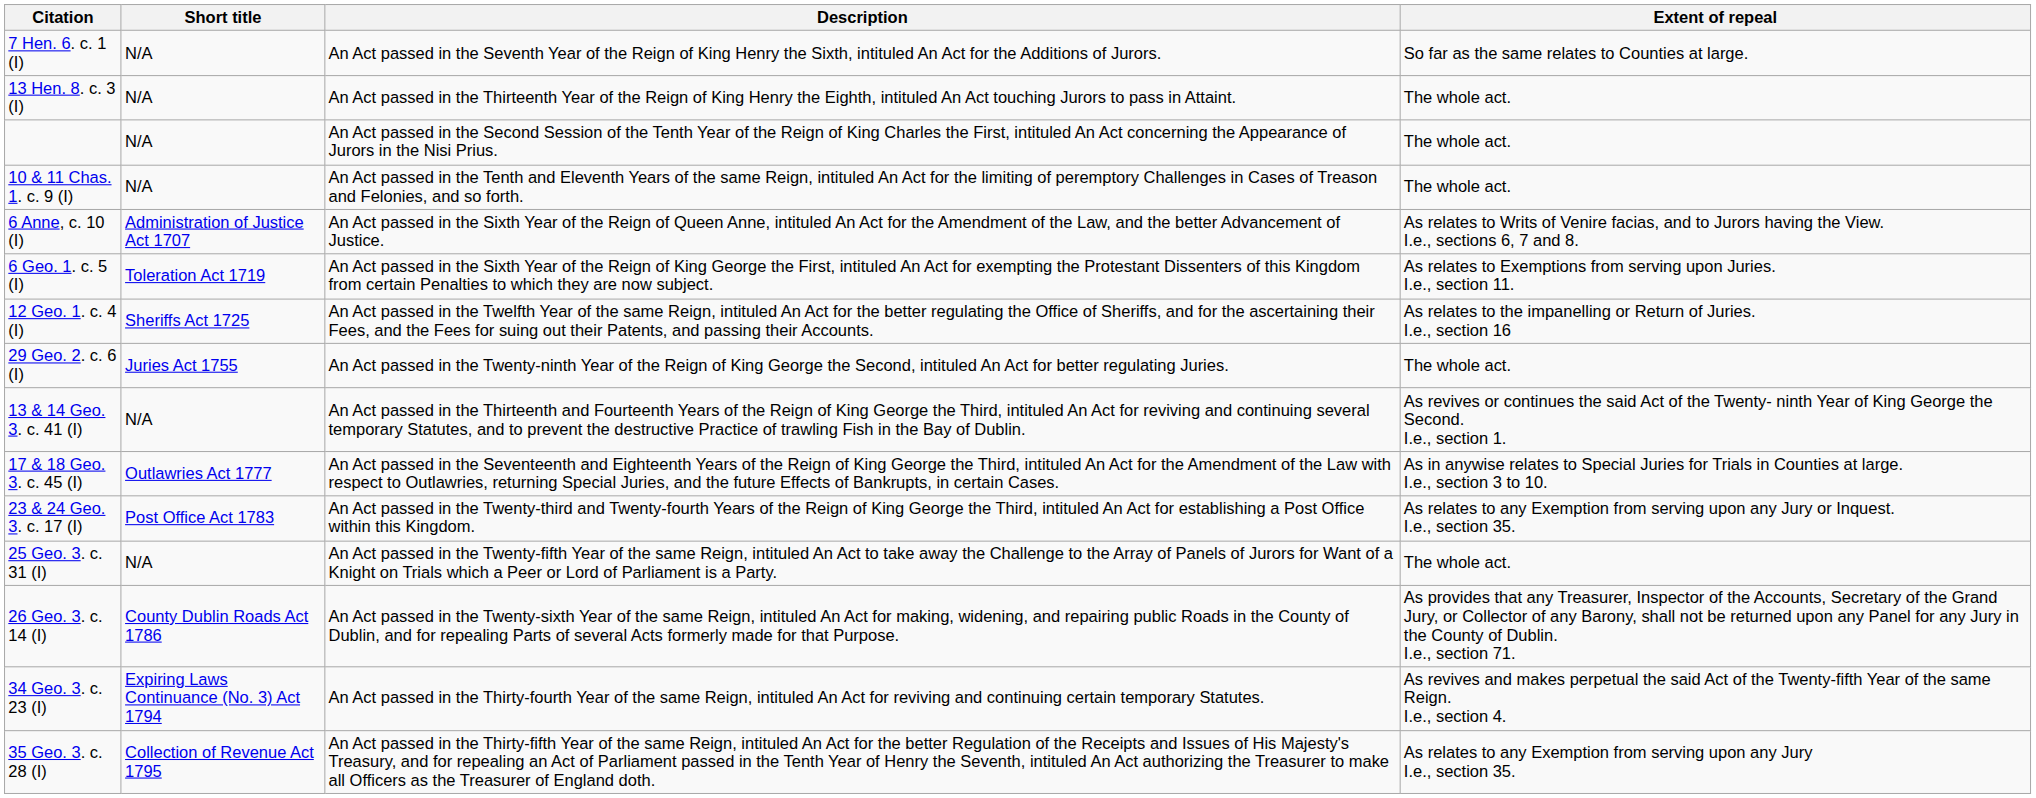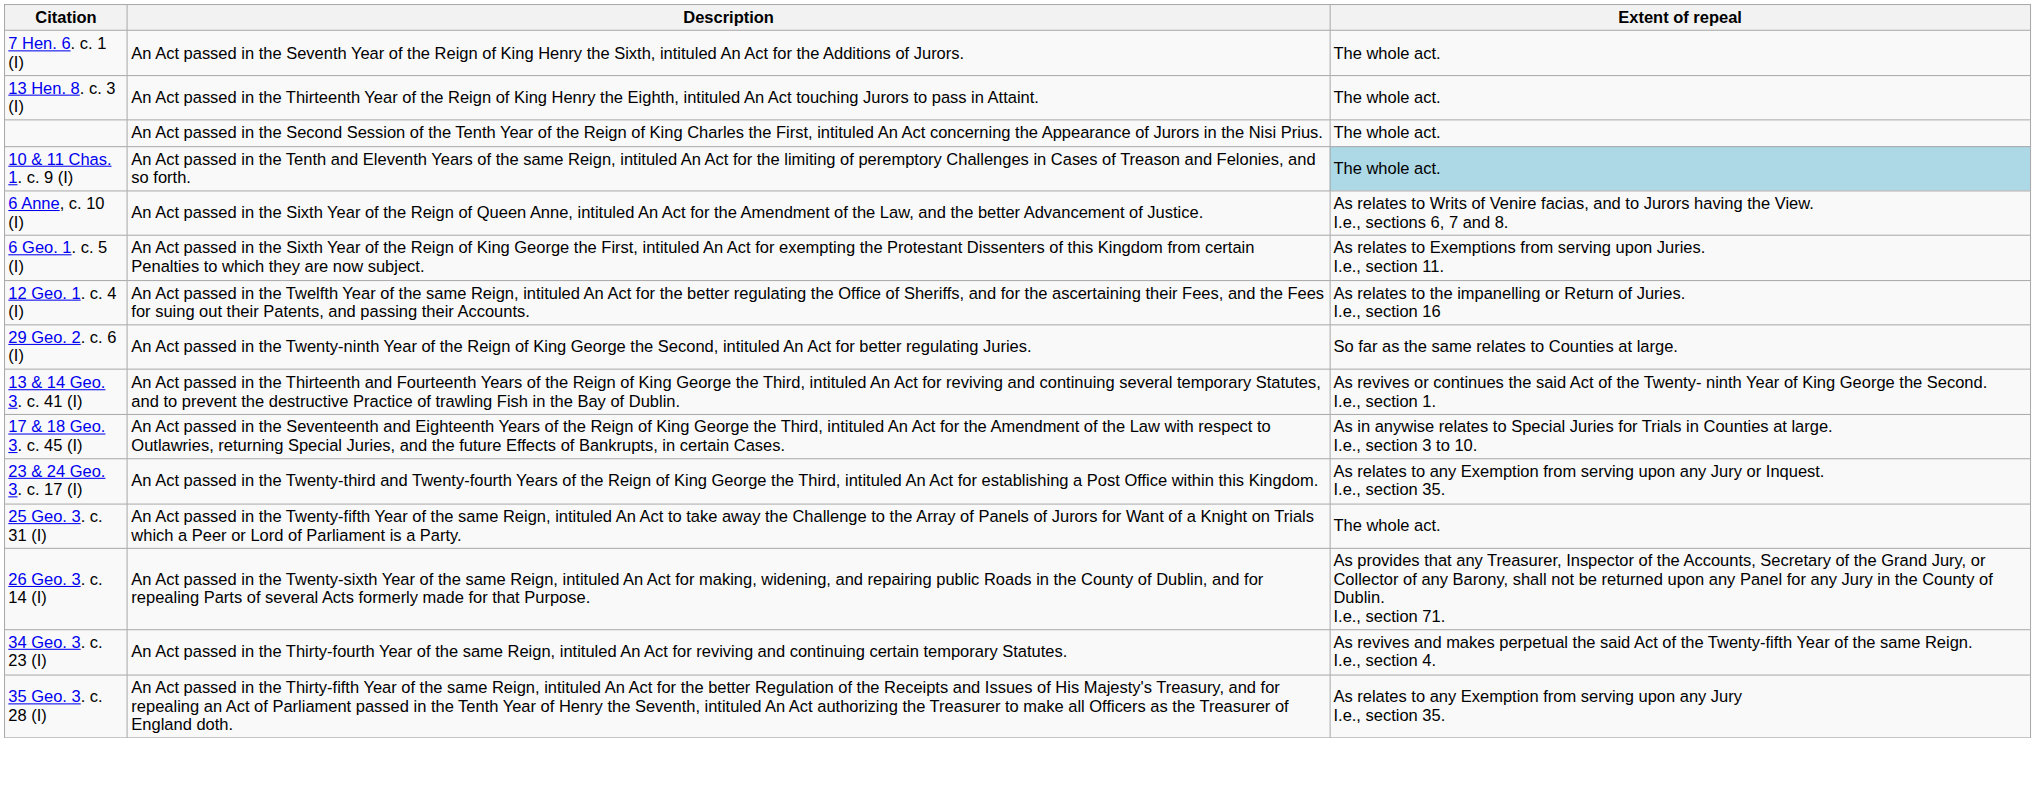- column: (223, 17)
(1576, 52) So far as the same relates to Counties at large. -> (1387, 52) The whole act.
(1457, 187) no background -> (1387, 168) lightblue background
(1457, 365) The whole act. -> (1506, 347) So far as the same relates to Counties at large.
